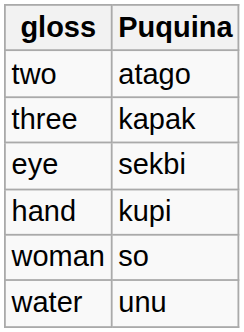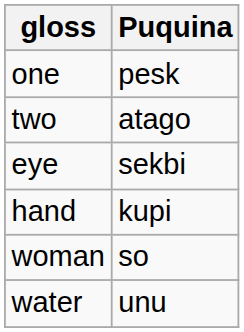+ row: (36, 73)
- row: (45, 119)
